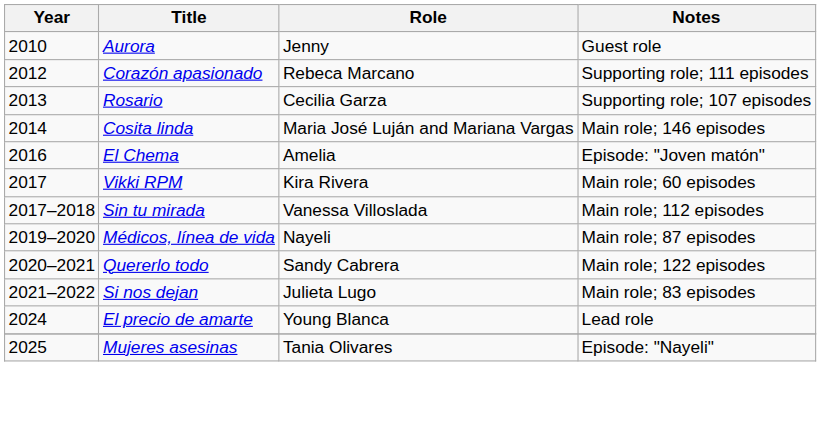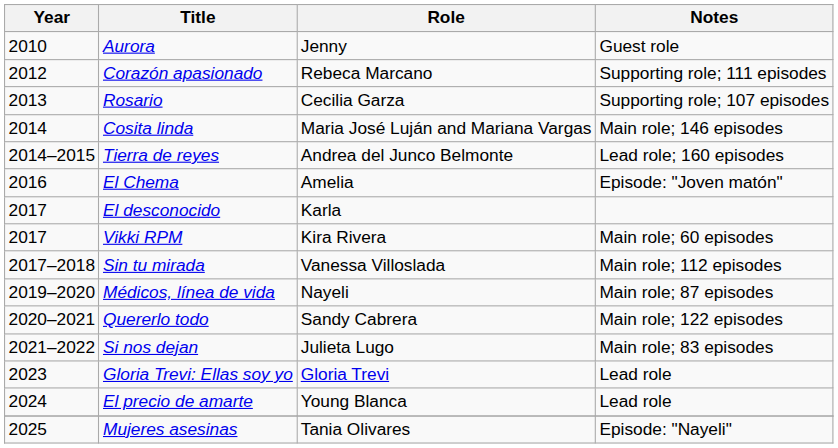+ row: (161, 155)
+ row: (162, 210)
+ row: (198, 374)
